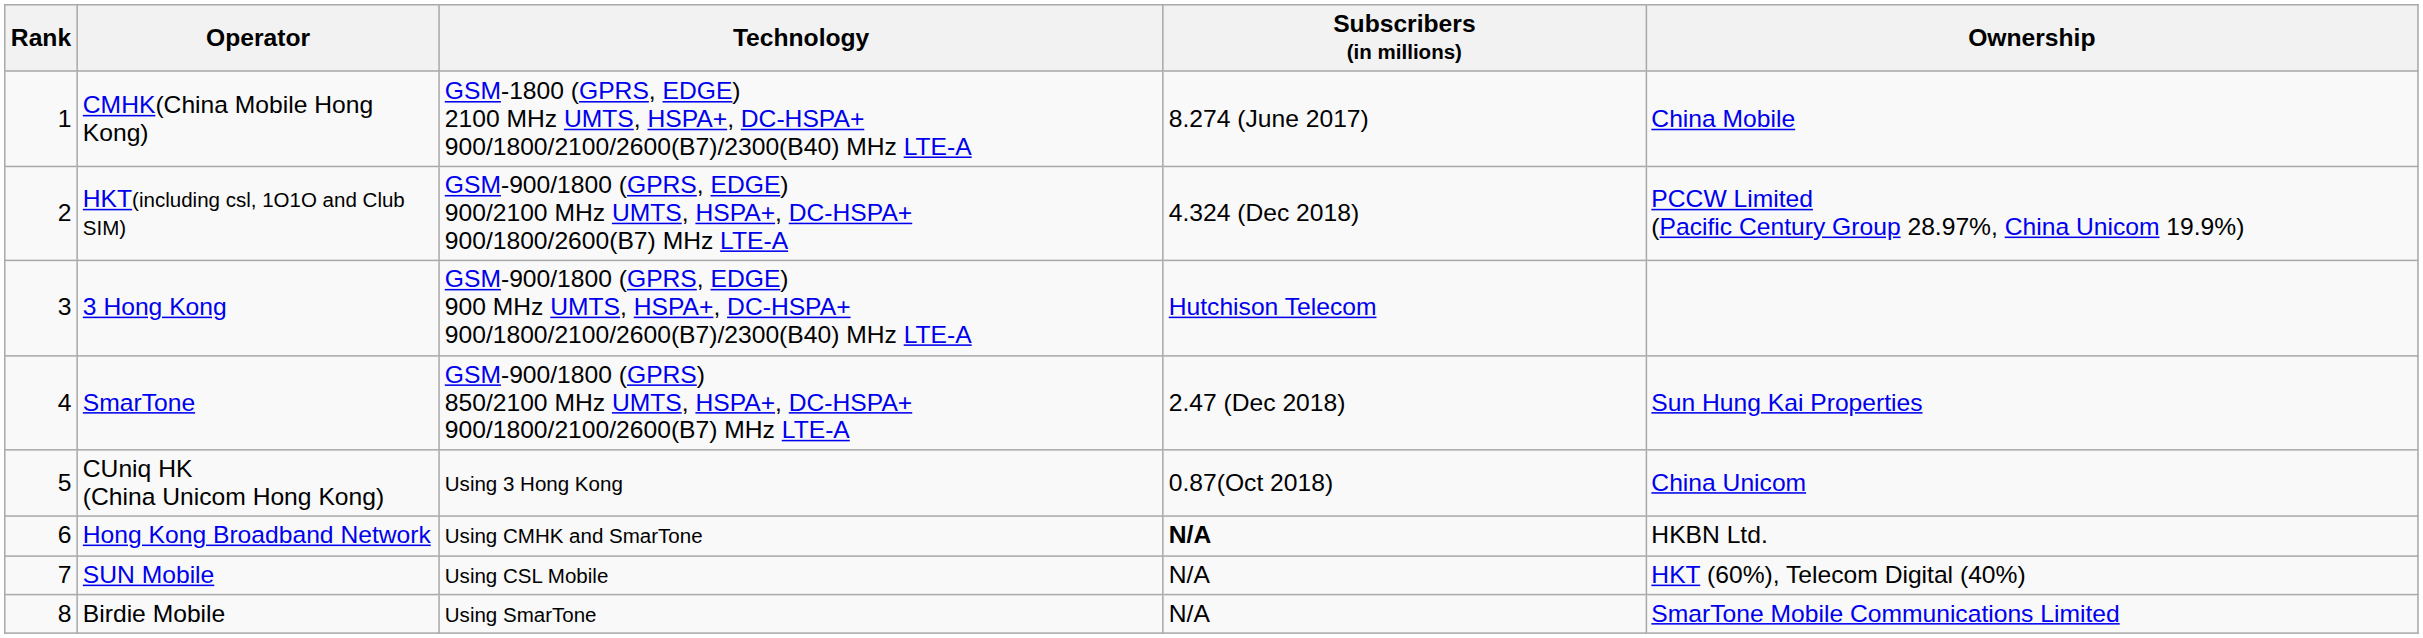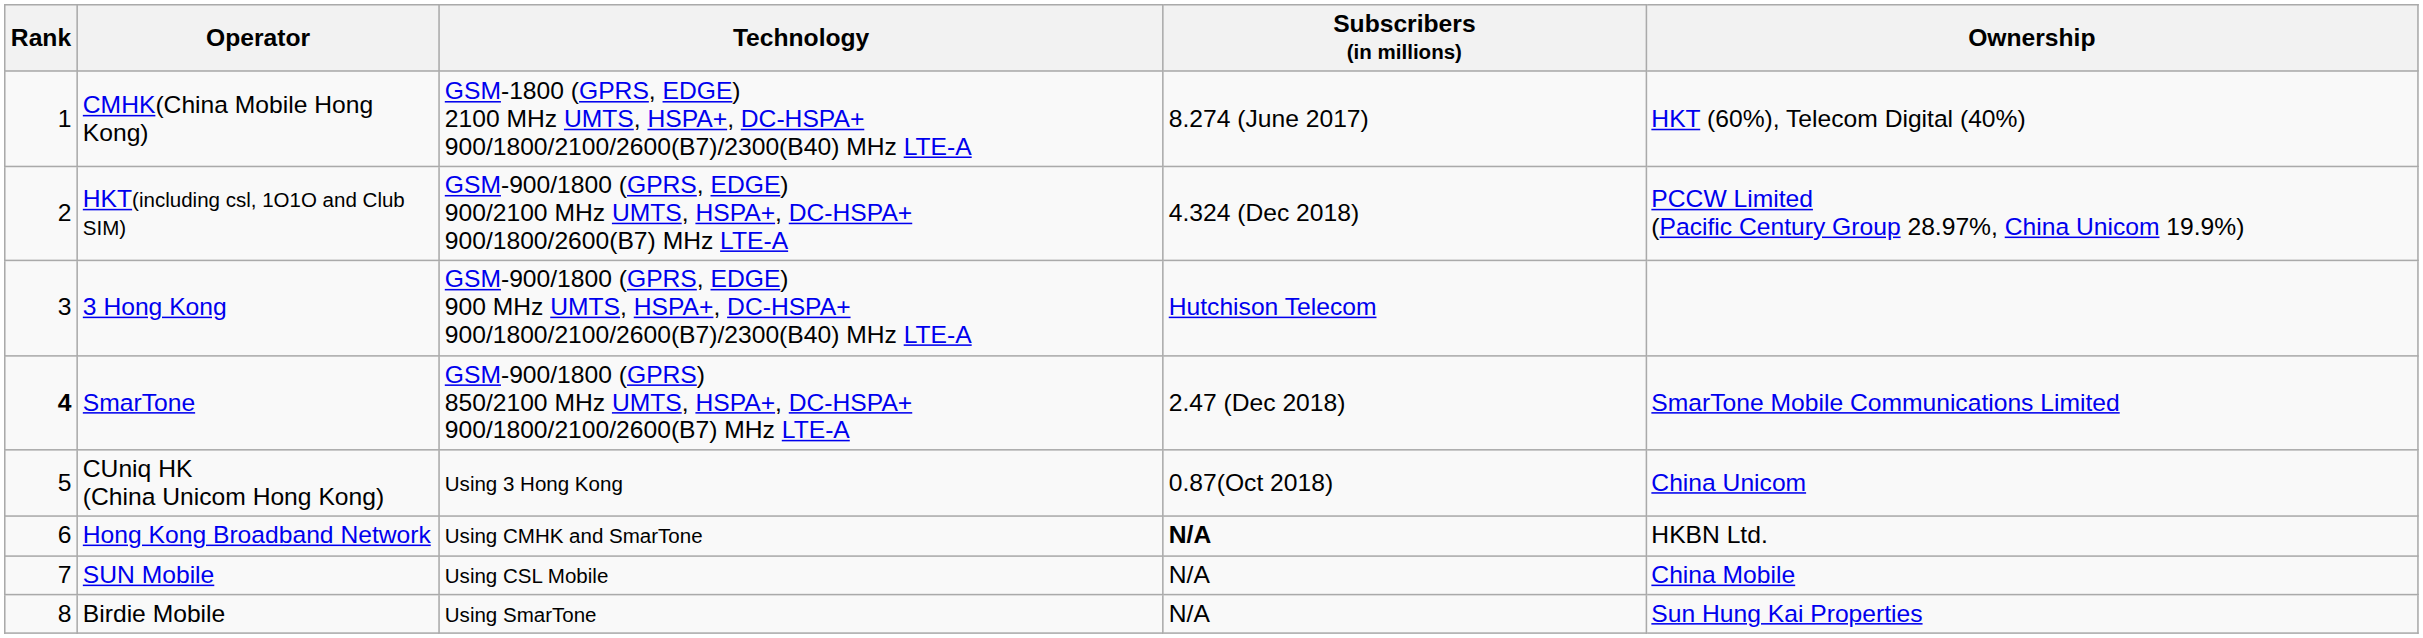(1723, 118) China Mobile -> (1839, 118) HKT (60%), Telecom Digital (40%)
(65, 402) normal -> (65, 402) bold
(1787, 402) Sun Hung Kai Properties -> (1886, 402) SmarTone Mobile Communications Limited
(1839, 574) HKT (60%), Telecom Digital (40%) -> (1723, 574) China Mobile
(1886, 613) SmarTone Mobile Communications Limited -> (1787, 613) Sun Hung Kai Properties
